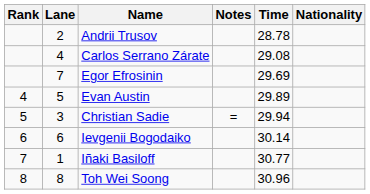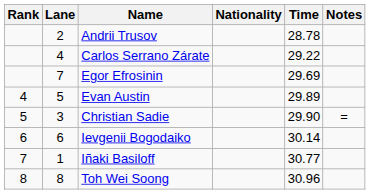columns swapped: (329, 14) <-> (233, 14)
(274, 55) 29.08 -> (304, 55) 29.22
(274, 117) 29.94 -> (304, 117) 29.90
